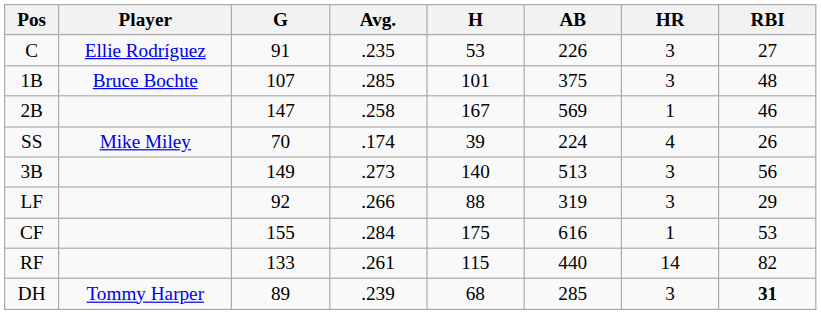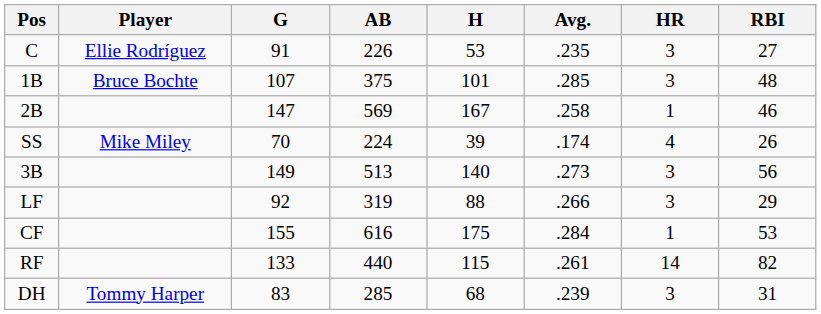columns swapped: (573, 19) <-> (378, 19)
(281, 293) 89 -> (281, 293) 83
(768, 293) bold -> (768, 293) normal
